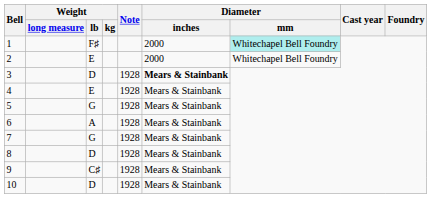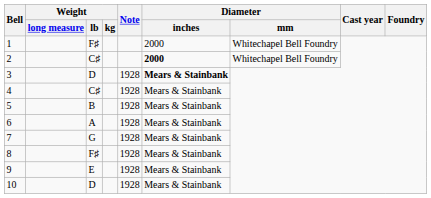(285, 43) paleturquoise background -> (285, 43) no background
(92, 59) E -> (94, 59) C♯
(154, 59) normal -> (154, 59) bold
(92, 91) E -> (94, 91) C♯
(92, 106) G -> (92, 106) B
(92, 153) D -> (94, 153) F♯
(94, 169) C♯ -> (92, 169) E
